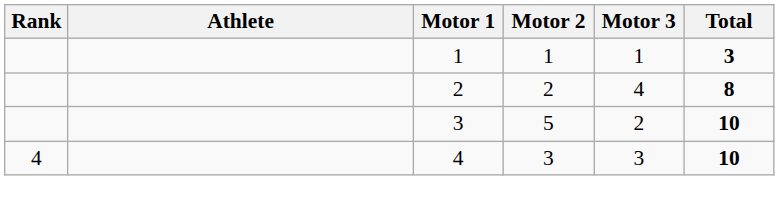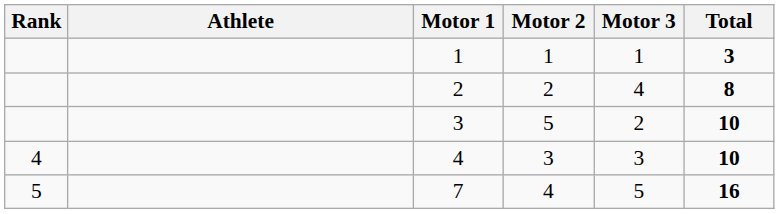+ row: (458, 191)
